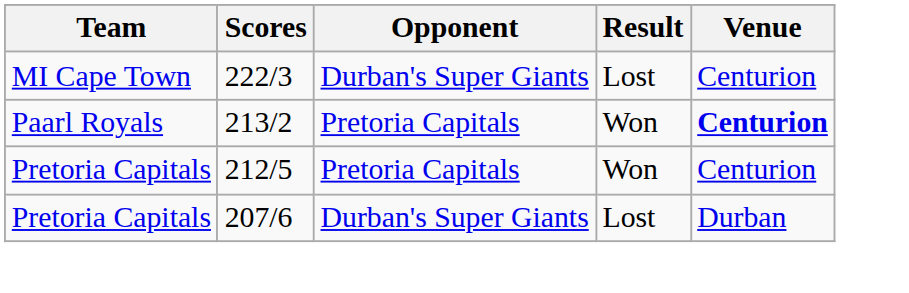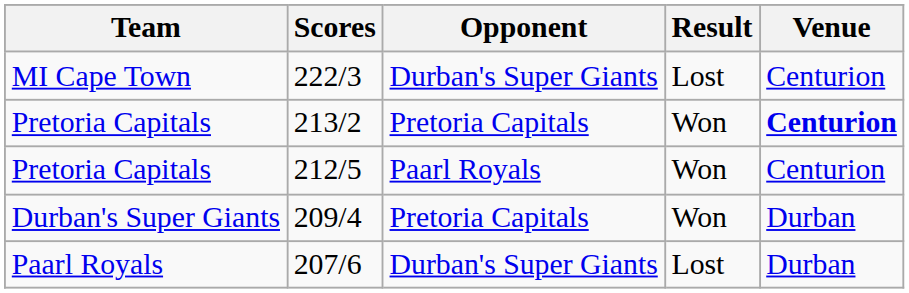(87, 122) Paarl Royals -> (111, 122) Pretoria Capitals
(420, 169) Pretoria Capitals -> (465, 169) Paarl Royals
+ row: (328, 216)
(111, 216) Pretoria Capitals -> (87, 264) Paarl Royals
